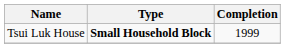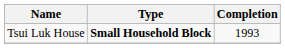(247, 33) 1999 -> (247, 33) 1993
